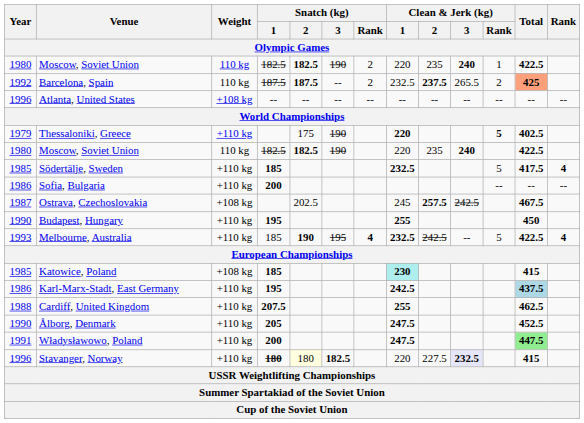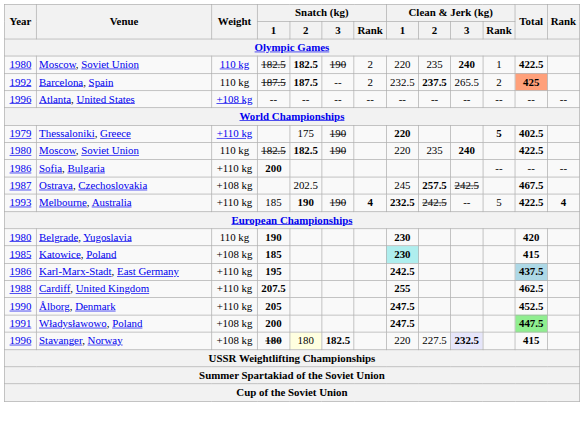- row: (20, 168)
- row: (20, 220)
(338, 237) 195 -> (338, 202) 190
+ row: (20, 237)
(234, 340) +110 kg -> (234, 323) +108 kg
(234, 358) +110 kg -> (234, 340) +108 kg
